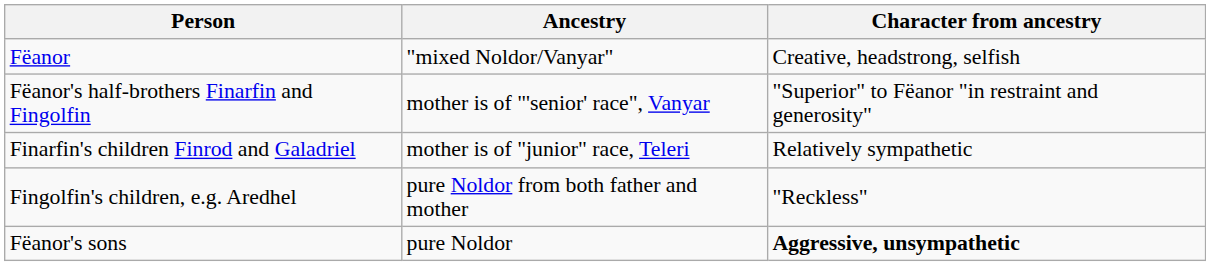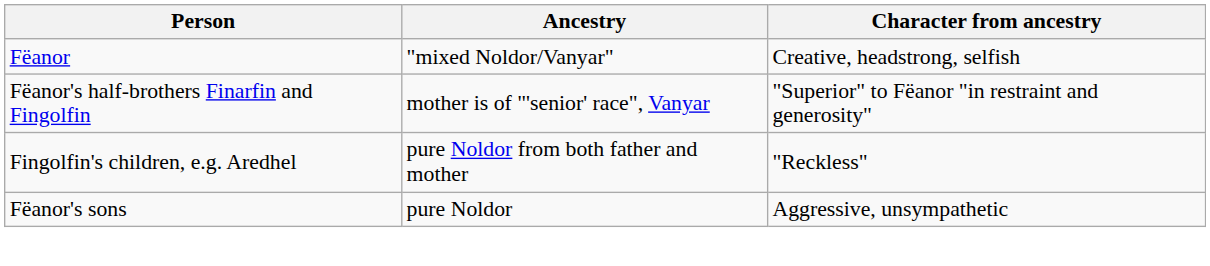- row: (183, 149)
(896, 243) bold -> (890, 208) normal
